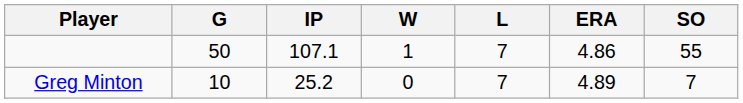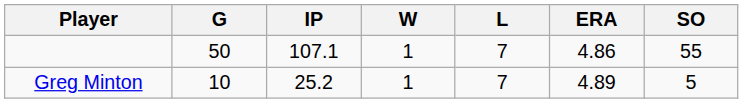(408, 82) 0 -> (408, 82) 1
(691, 82) 7 -> (691, 82) 5
